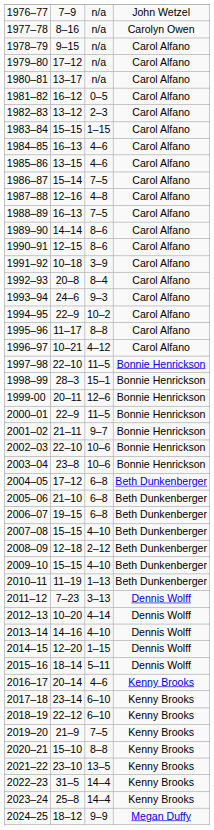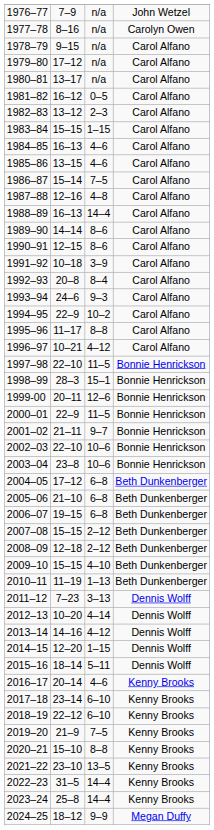(99, 213) 7–5 -> (99, 213) 14–4
(99, 532) 4–10 -> (99, 532) 2–12
(99, 632) 4–10 -> (99, 632) 4–12
